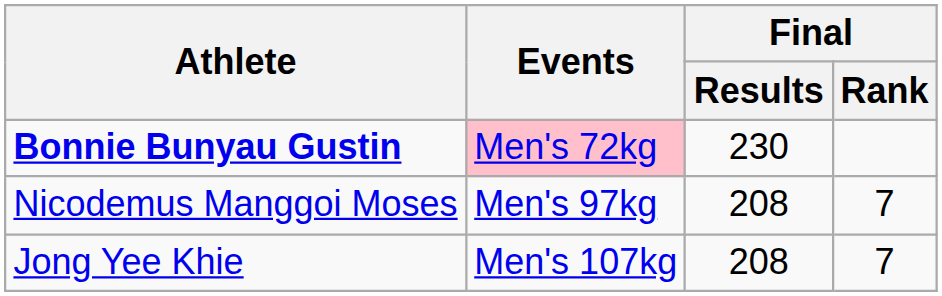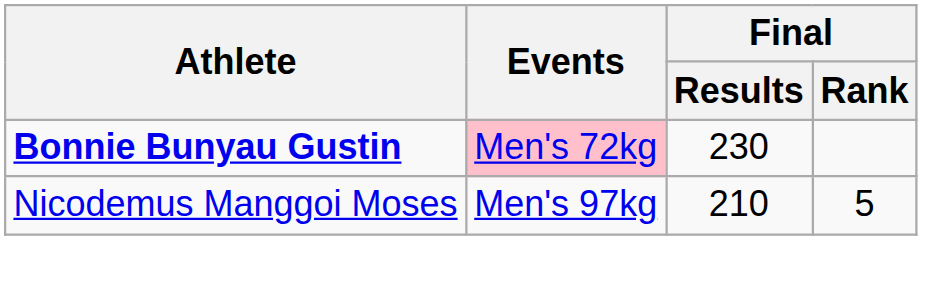(759, 204) 208 -> (739, 204) 210
(884, 204) 7 -> (864, 204) 5
- row: (129, 261)
